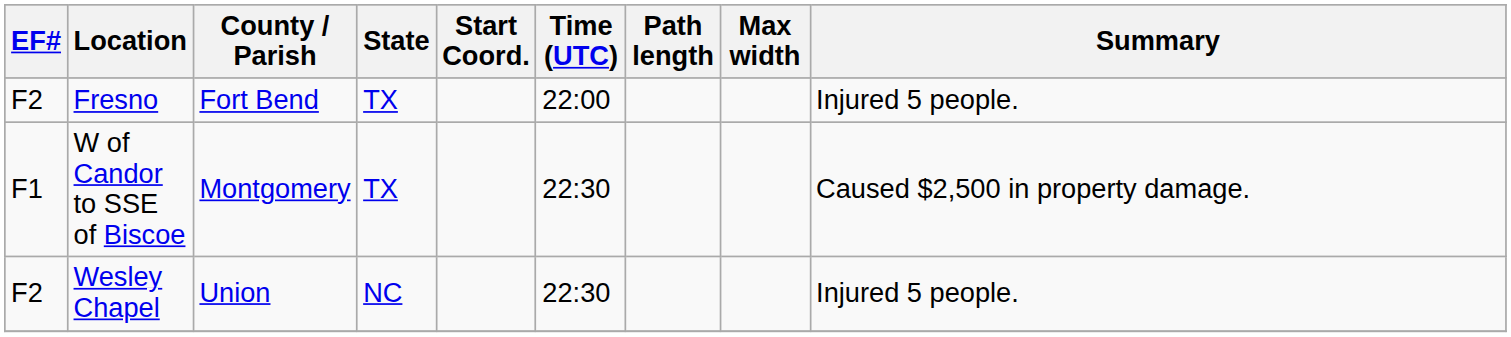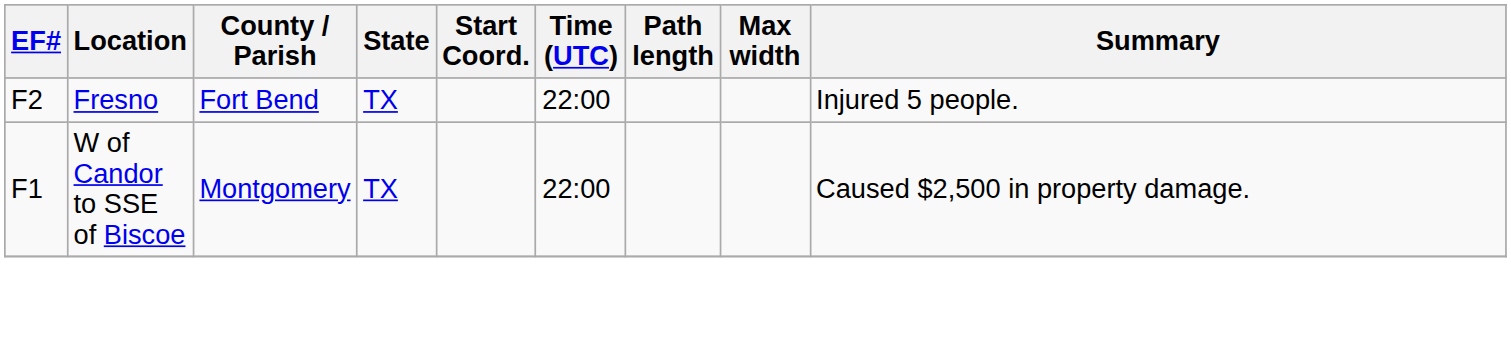(576, 188) 22:30 -> (576, 188) 22:00
- row: (118, 293)
